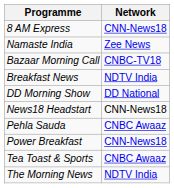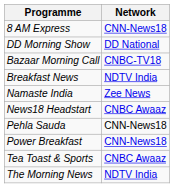rows swapped: (48, 93) <-> (40, 45)
(135, 110) CNN-News18 -> (135, 110) CNBC Awaaz
(135, 126) CNBC Awaaz -> (135, 126) CNN-News18
